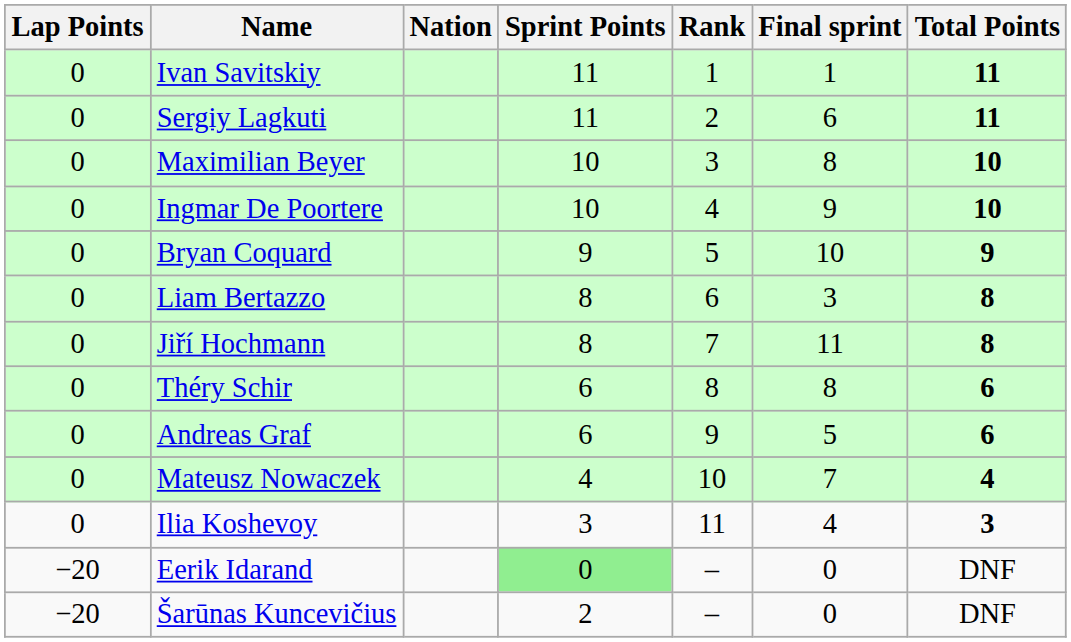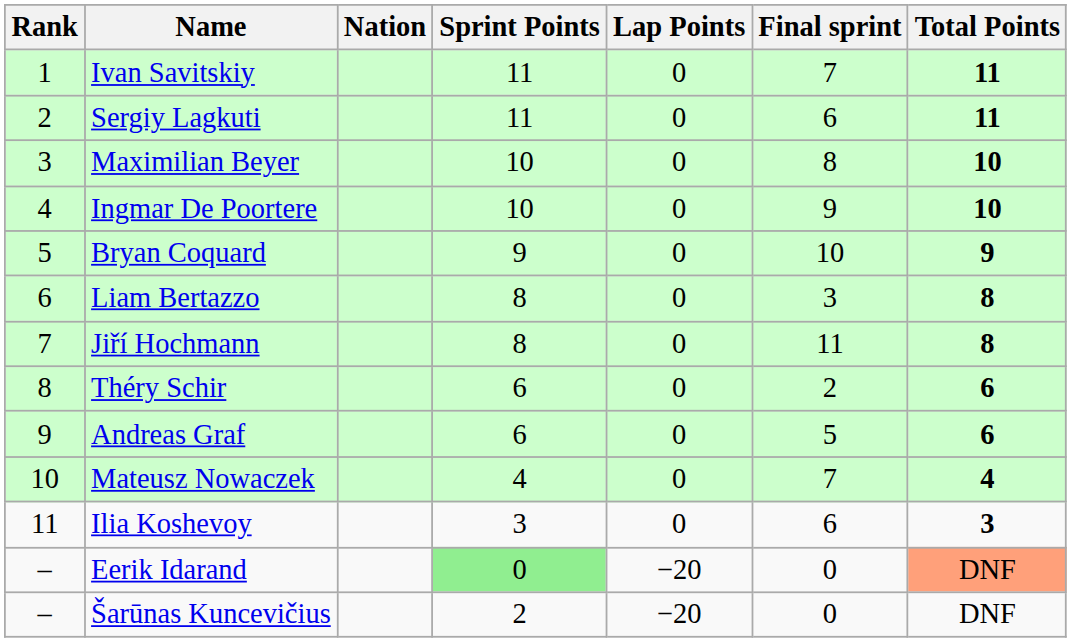columns swapped: (712, 27) <-> (78, 27)
(830, 72) 1 -> (830, 72) 7
(830, 388) 8 -> (830, 388) 2
(830, 523) 4 -> (830, 523) 6
(987, 569) no background -> (987, 569) lightsalmon background
